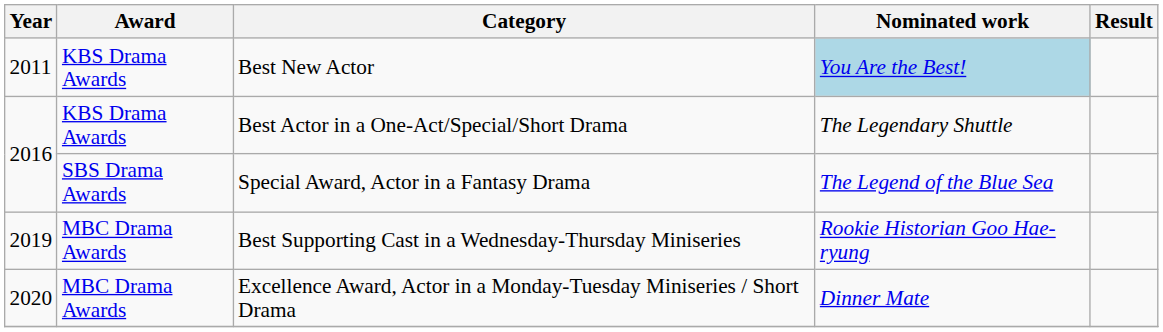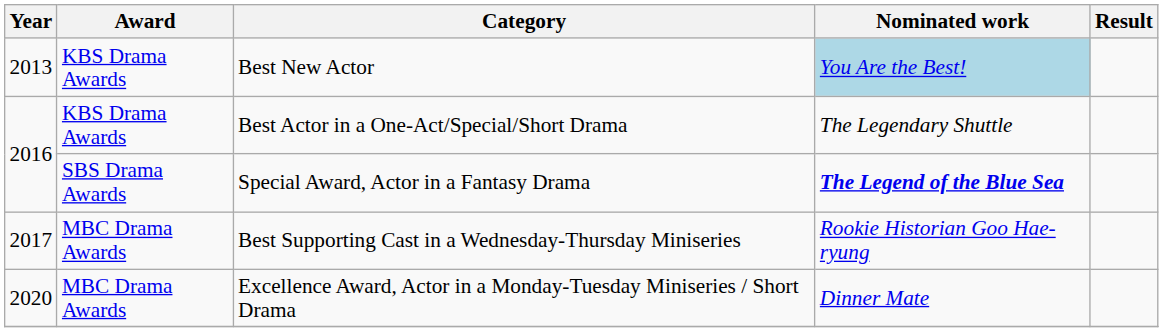(30, 67) 2011 -> (31, 67) 2013
(937, 182) normal -> (942, 182) bold
(31, 240) 2019 -> (31, 240) 2017
